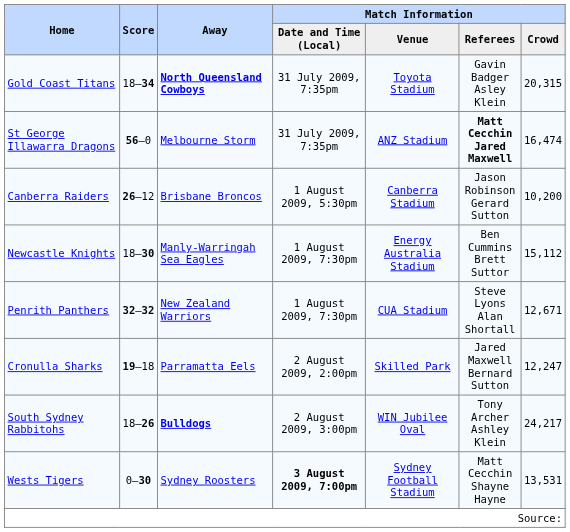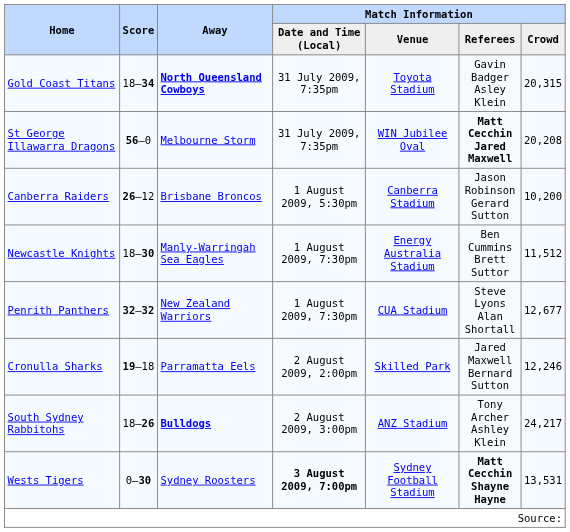(413, 140) ANZ Stadium -> (413, 140) WIN Jubilee Oval
(543, 140) 16,474 -> (543, 140) 20,208
(543, 253) 15,112 -> (543, 253) 11,512
(543, 310) 12,671 -> (543, 310) 12,677
(543, 367) 12,247 -> (543, 367) 12,246
(413, 423) WIN Jubilee Oval -> (413, 423) ANZ Stadium
(490, 480) normal -> (490, 480) bold
